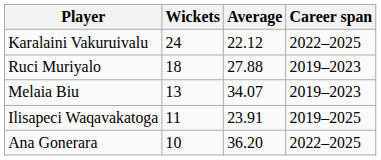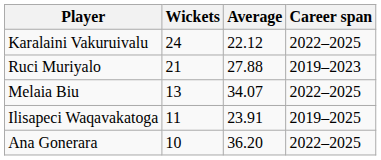(174, 67) 18 -> (174, 67) 21
(325, 92) 2019–2023 -> (325, 92) 2022–2025
